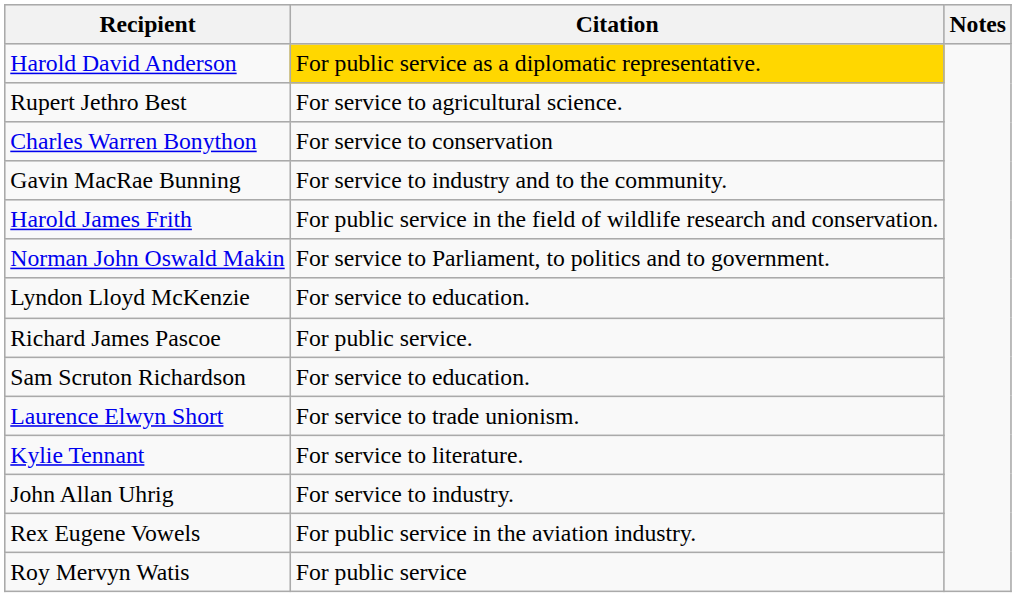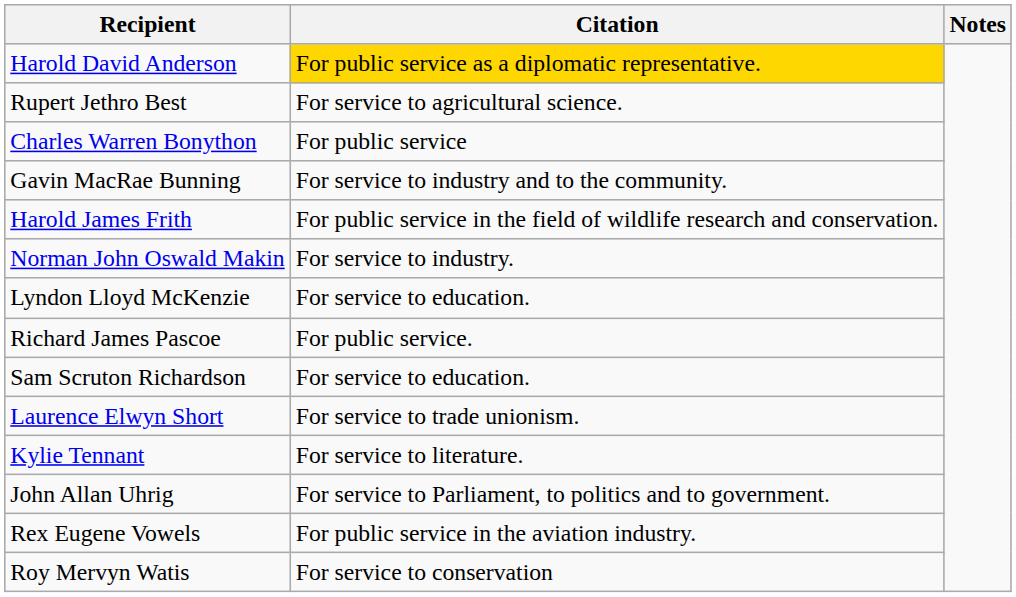(424, 141) For service to conservation -> (381, 141) For public service
(563, 258) For service to Parliament, to politics and to government. -> (405, 258) For service to industry.
(405, 493) For service to industry. -> (563, 493) For service to Parliament, to politics and to government.
(381, 571) For public service -> (424, 571) For service to conservation
